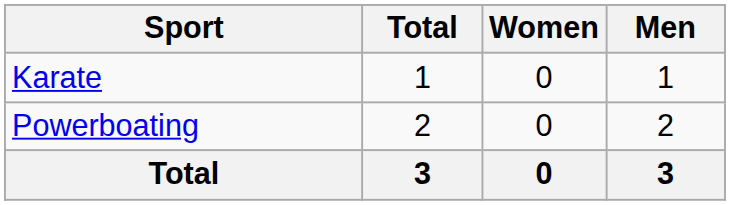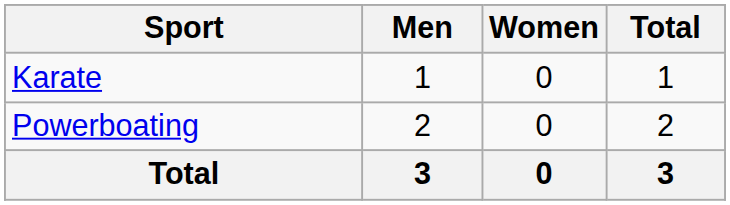columns swapped: (665, 28) <-> (422, 28)
